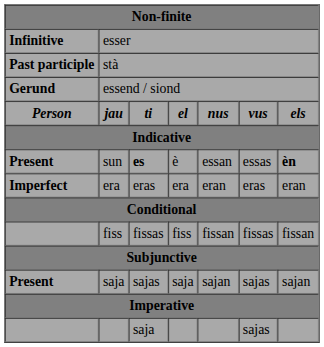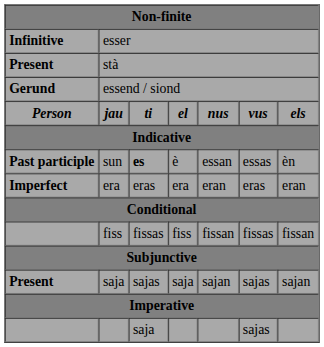(52, 65) Past participle -> (31, 65) Present
(31, 161) Present -> (52, 161) Past participle
(289, 161) bold -> (289, 161) normal
